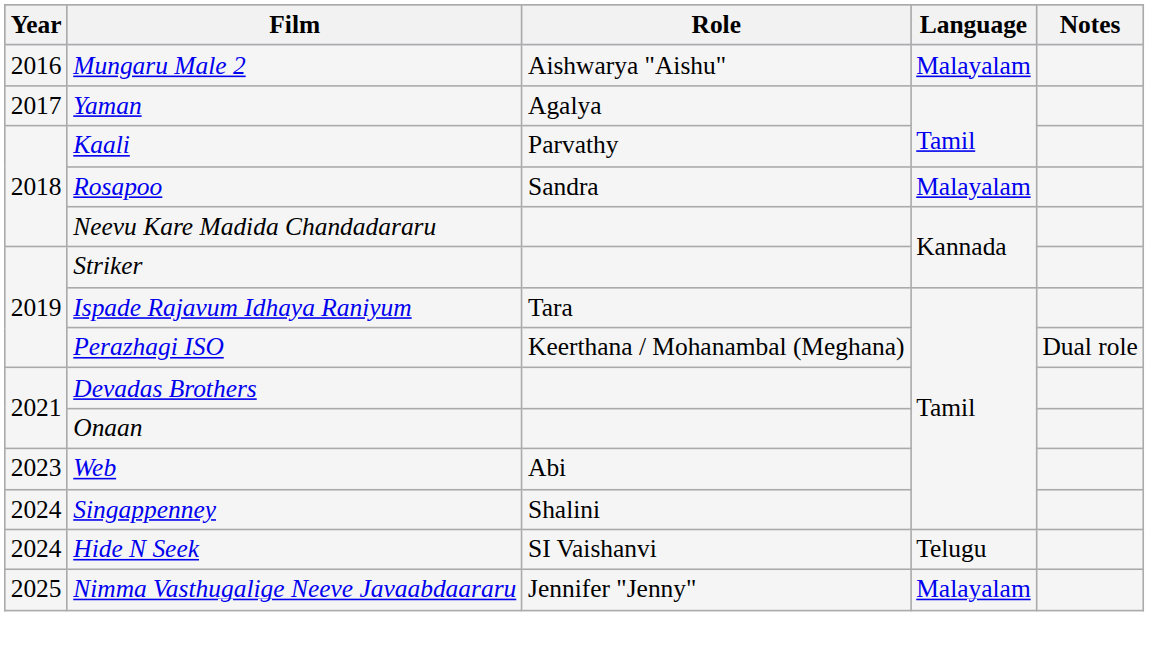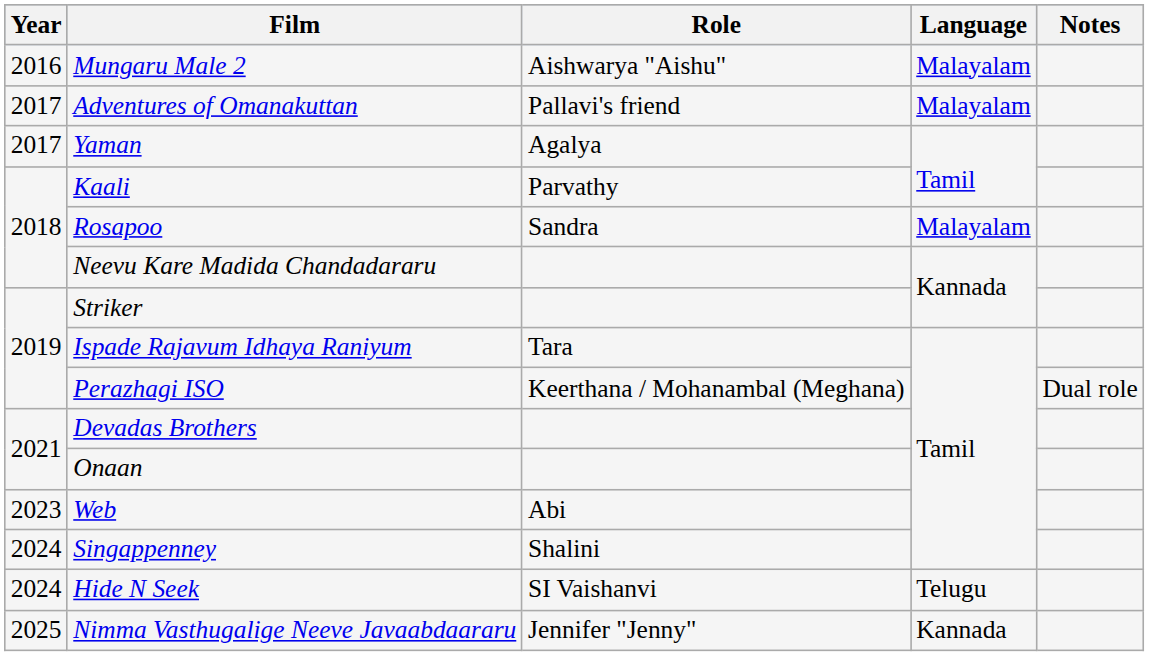+ row: (216, 105)
(973, 589) Malayalam -> (961, 629) Kannada
